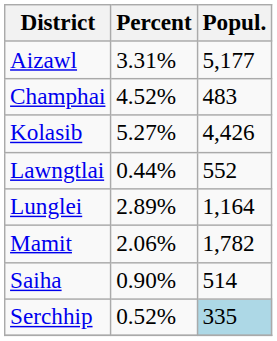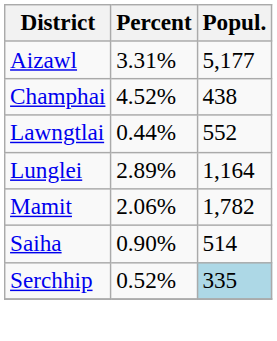(220, 96) 483 -> (220, 96) 438
- row: (46, 133)
